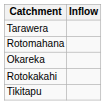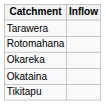+ row: (27, 76)
- row: (32, 76)
